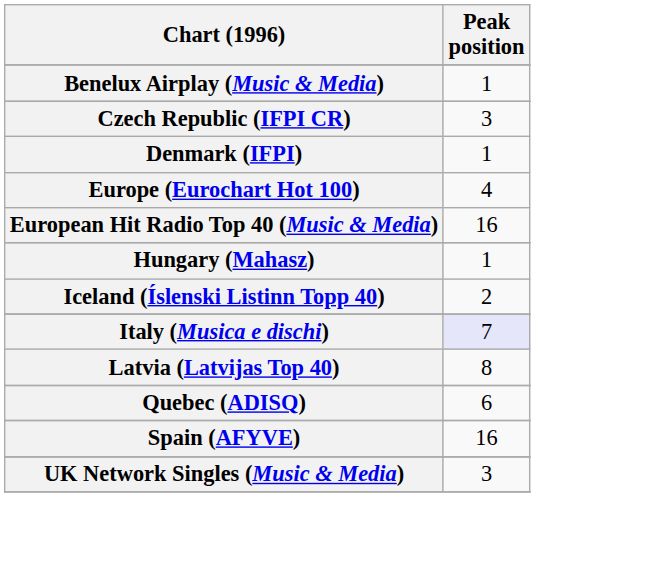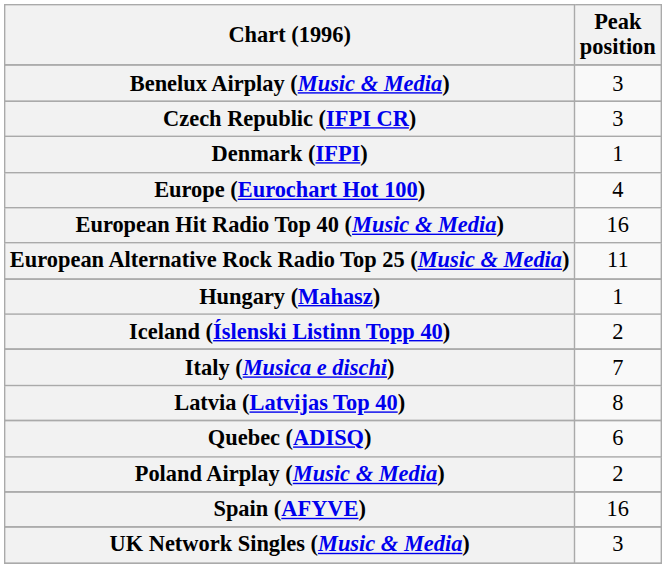(487, 82) 1 -> (618, 82) 3
+ row: (290, 260)
(487, 331) lavender background -> (618, 367) no background
+ row: (290, 473)
